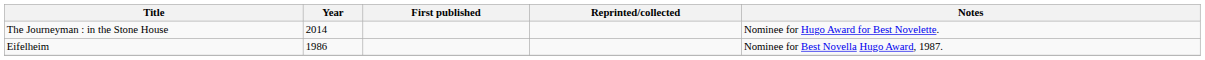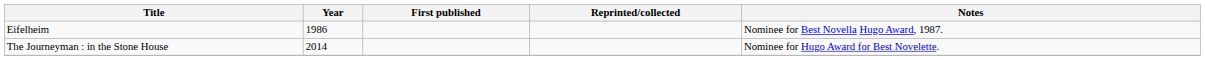rows swapped: (28, 47) <-> (87, 30)
